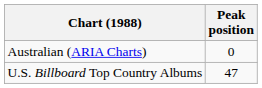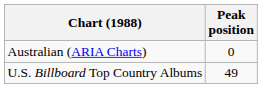(231, 72) 47 -> (231, 72) 49
